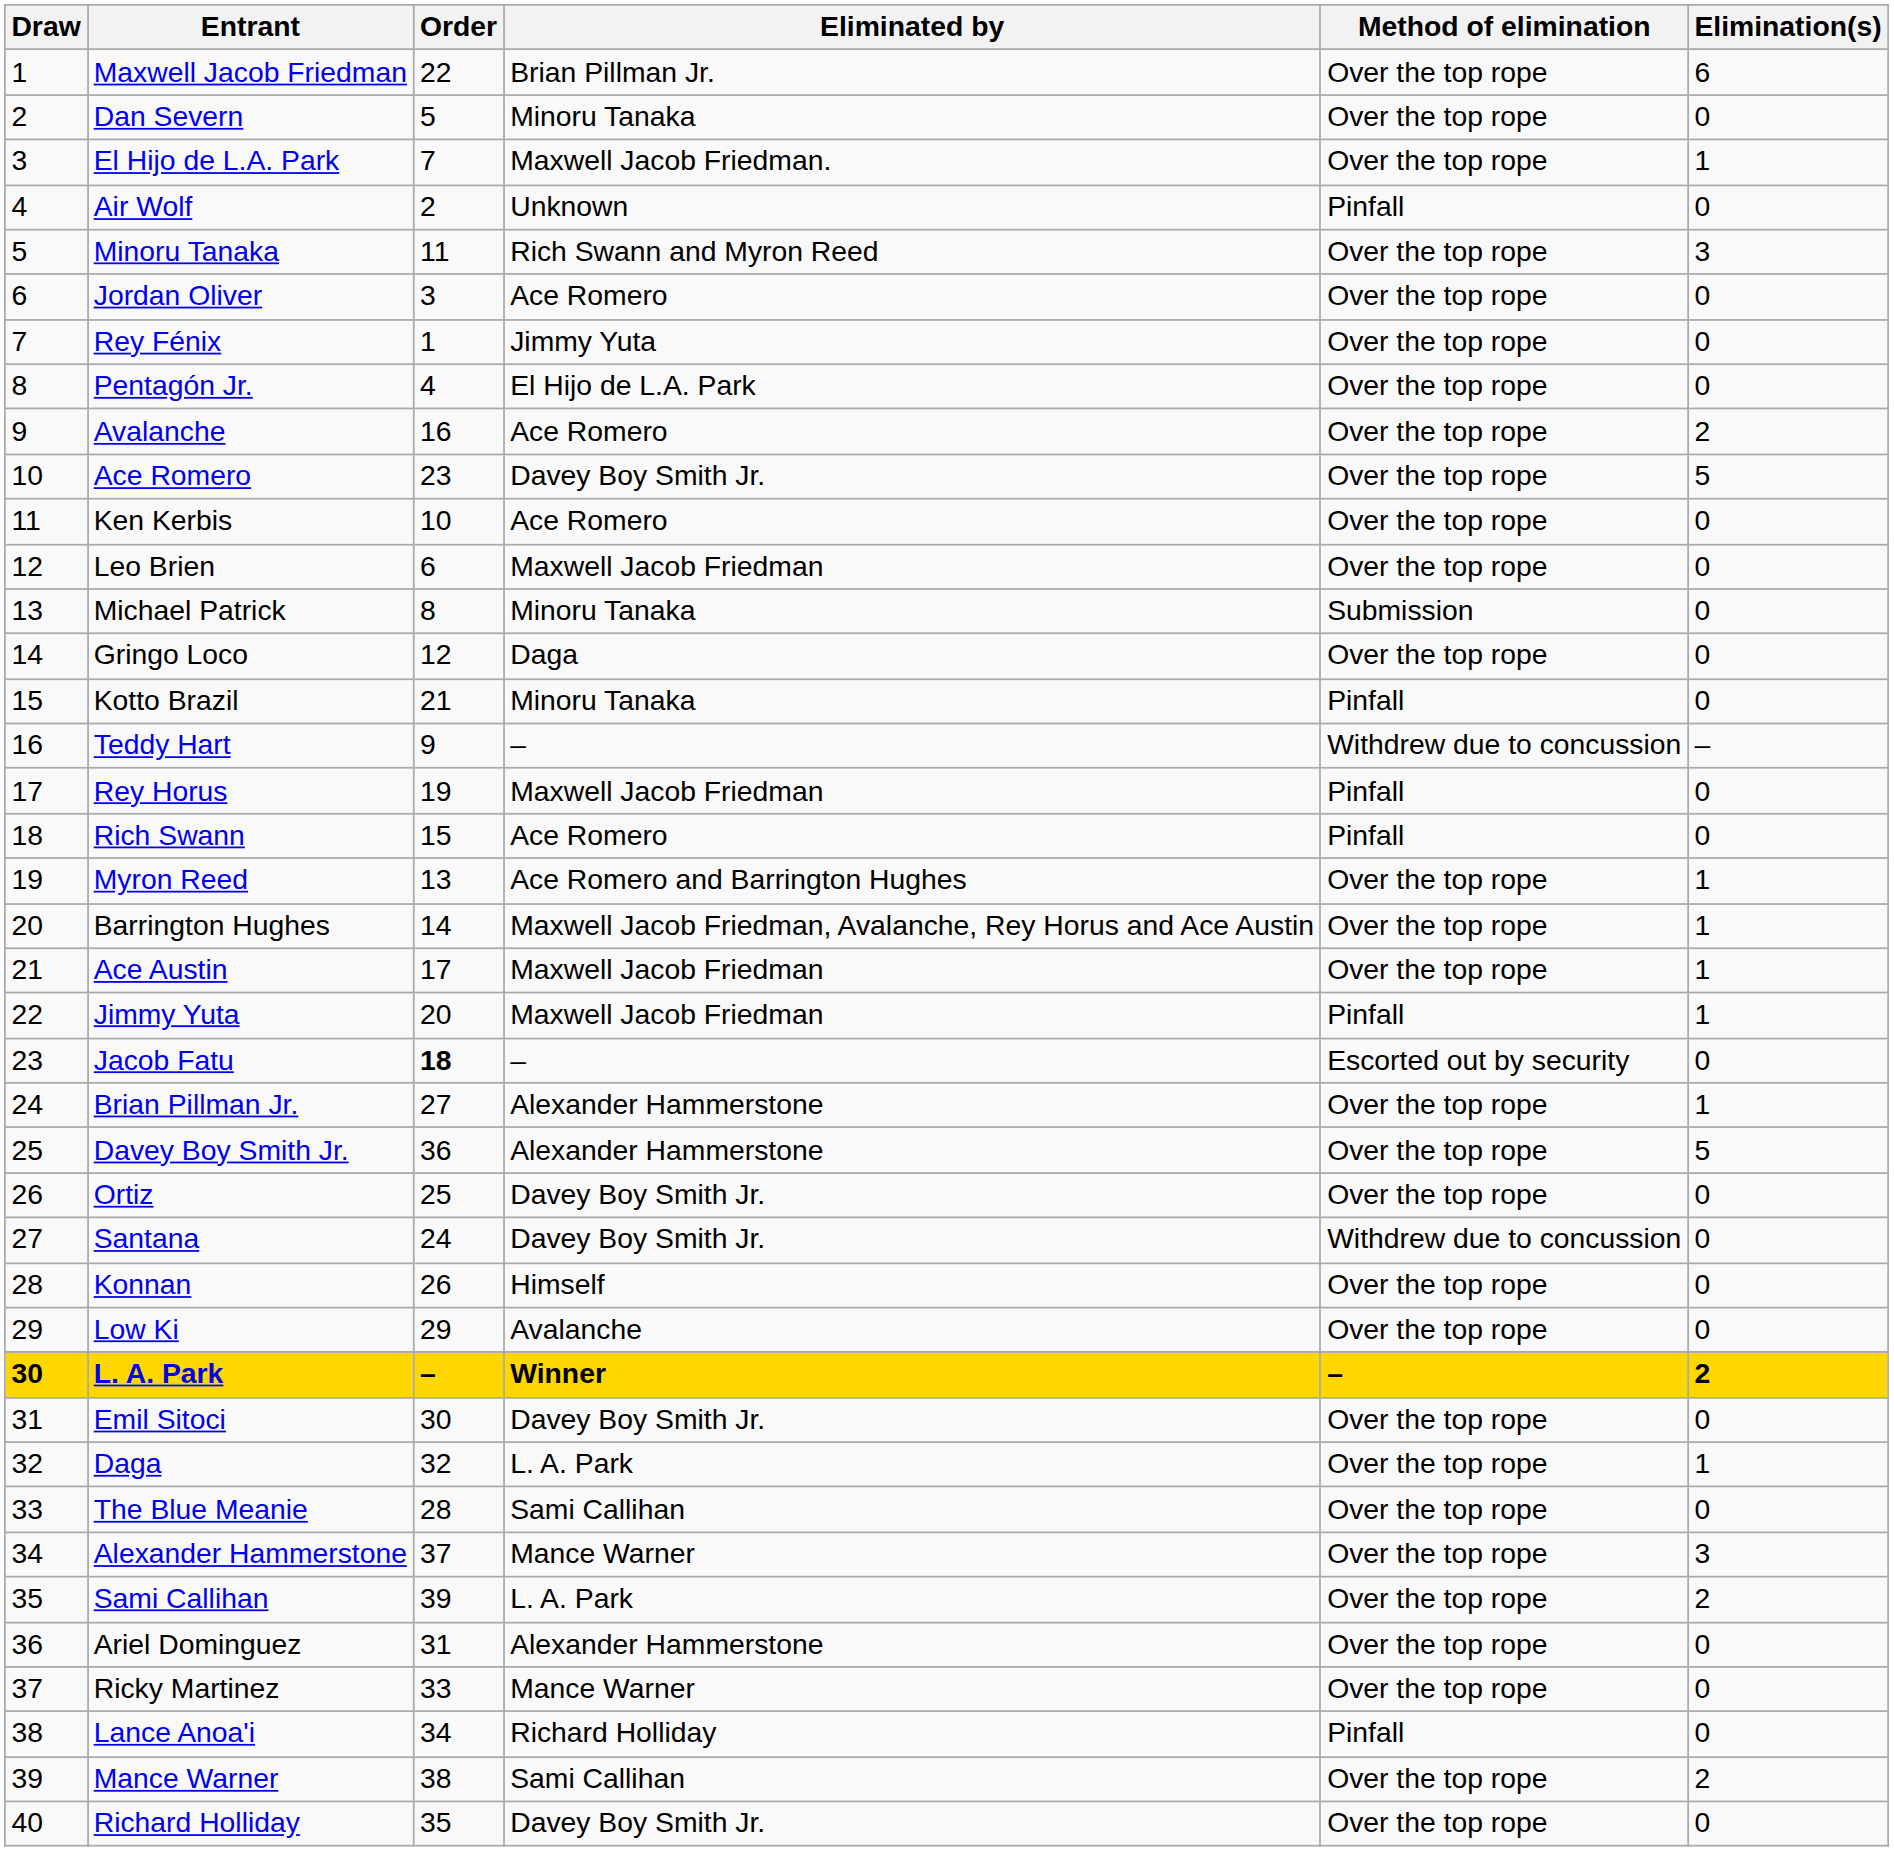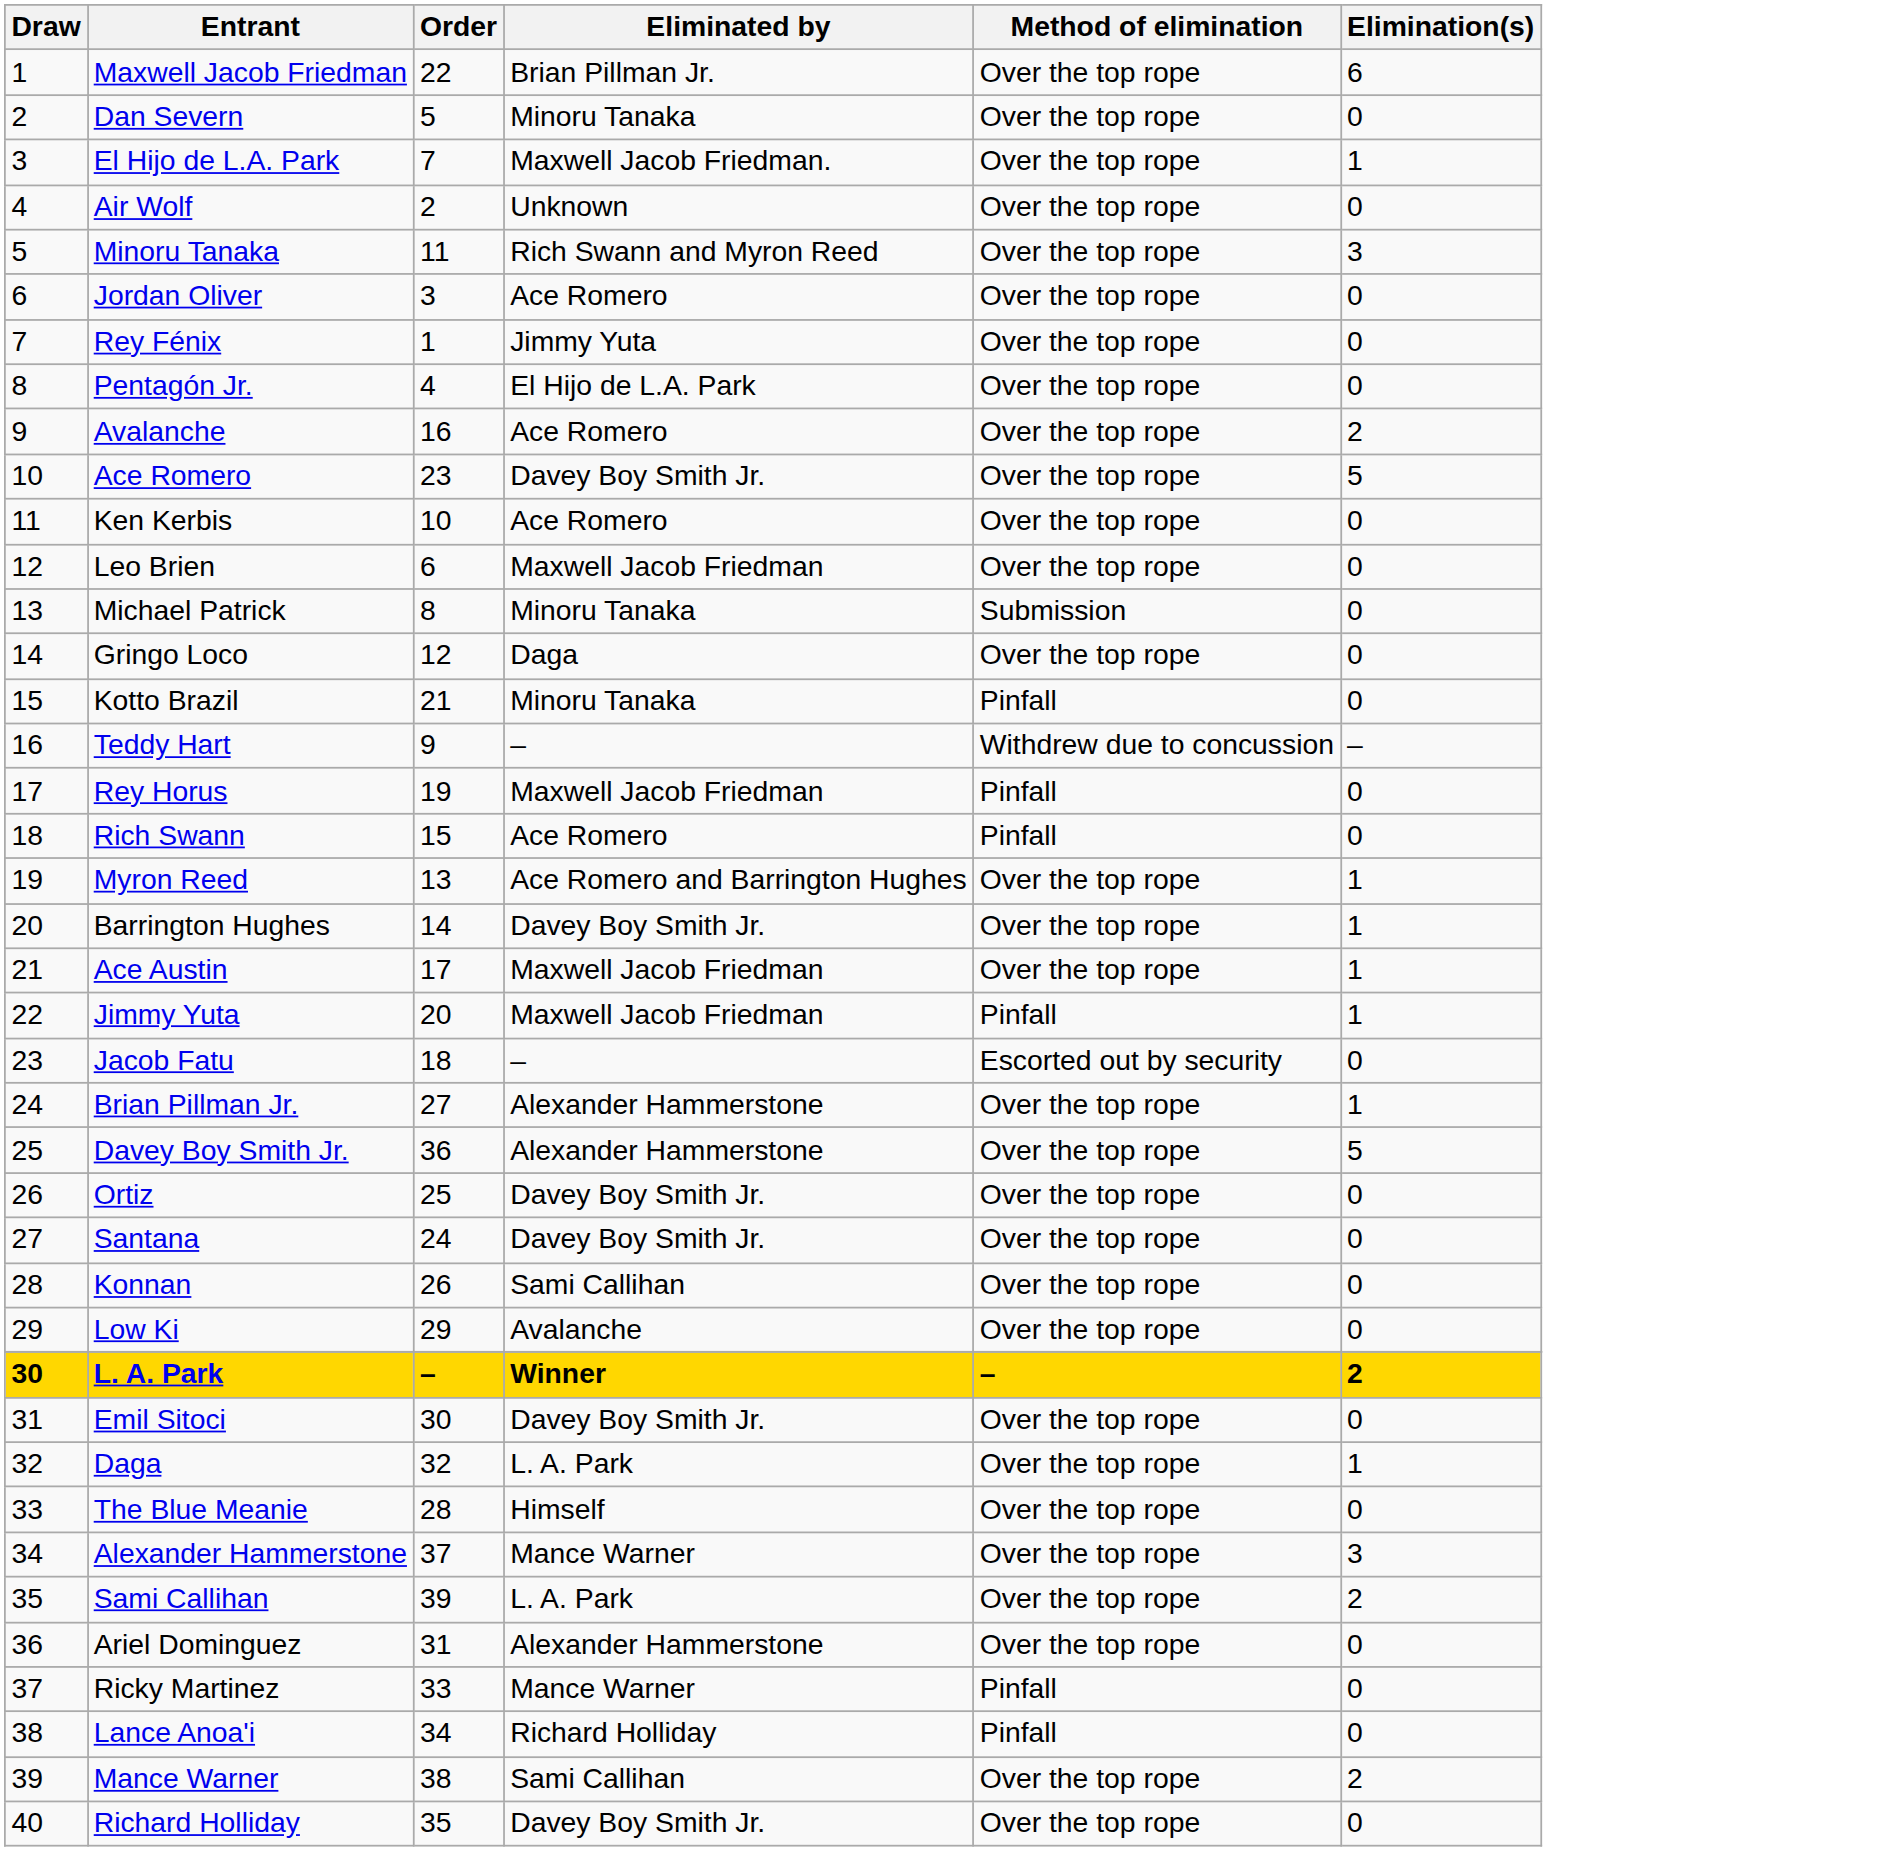(1366, 206) Pinfall -> (1090, 206) Over the top rope
(912, 925) Maxwell Jacob Friedman, Avalanche, Rey Horus and Ace Austin -> (638, 925) Davey Boy Smith Jr.
(436, 1059) bold -> (436, 1059) normal
(1504, 1239) Withdrew due to concussion -> (1090, 1239) Over the top rope
(557, 1284) Himself -> (598, 1284) Sami Callihan
(598, 1509) Sami Callihan -> (557, 1509) Himself
(1437, 1688) Over the top rope -> (1018, 1688) Pinfall
